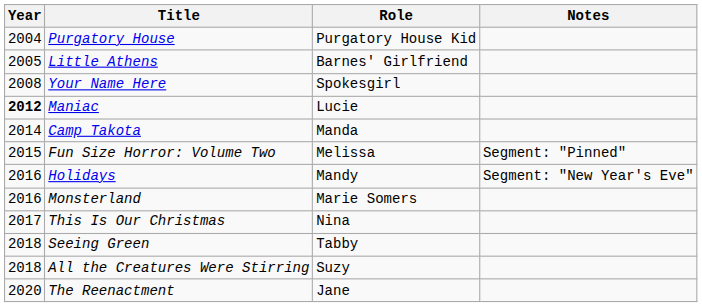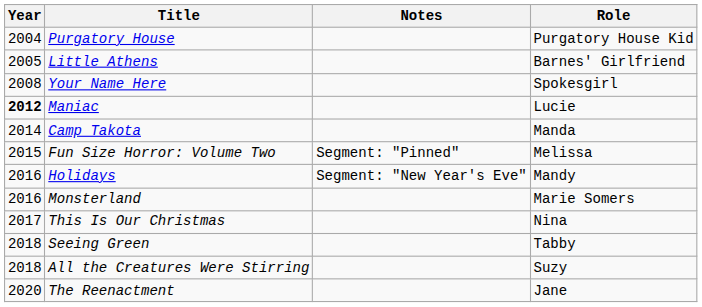columns swapped: (396, 16) <-> (588, 16)
